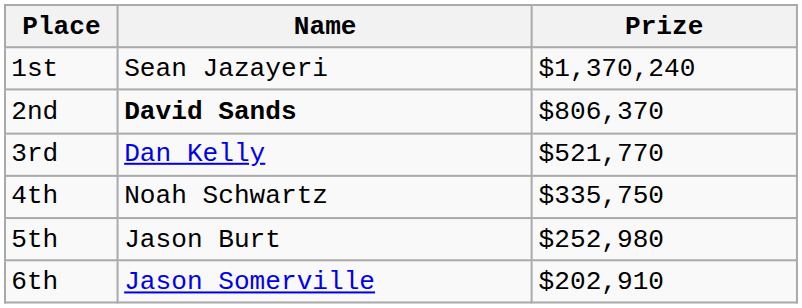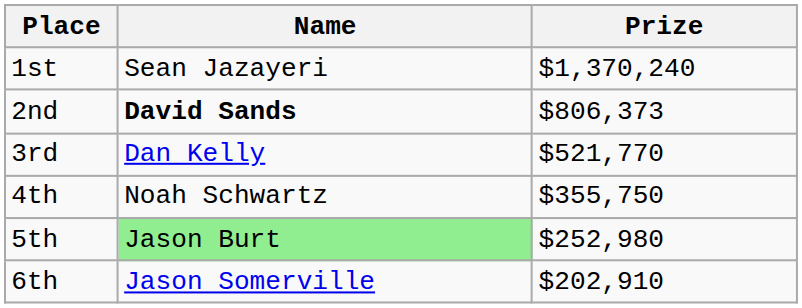(601, 111) $806,370 -> (601, 111) $806,373
(601, 197) $335,750 -> (601, 197) $355,750
(203, 239) no background -> (203, 239) lightgreen background
